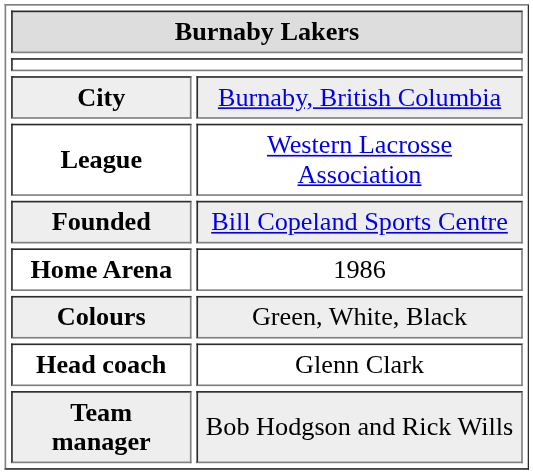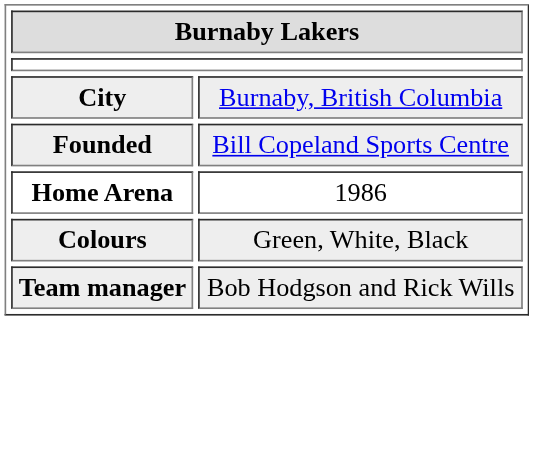- row: (101, 159)
- row: (101, 364)
